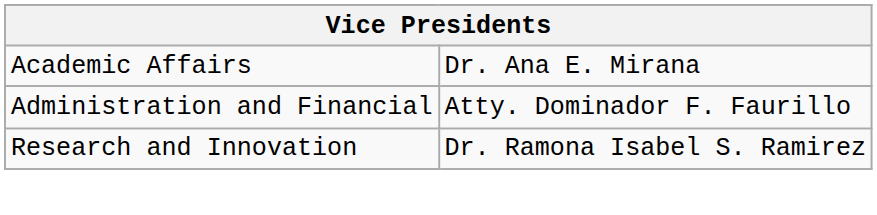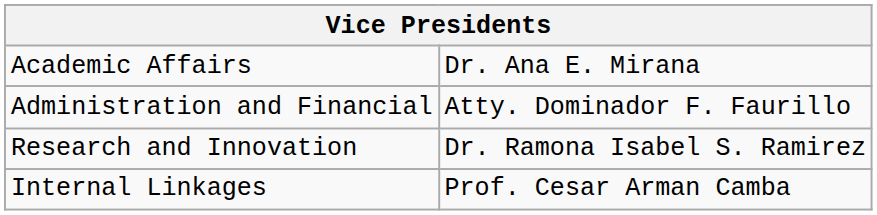+ row: (139, 189)
